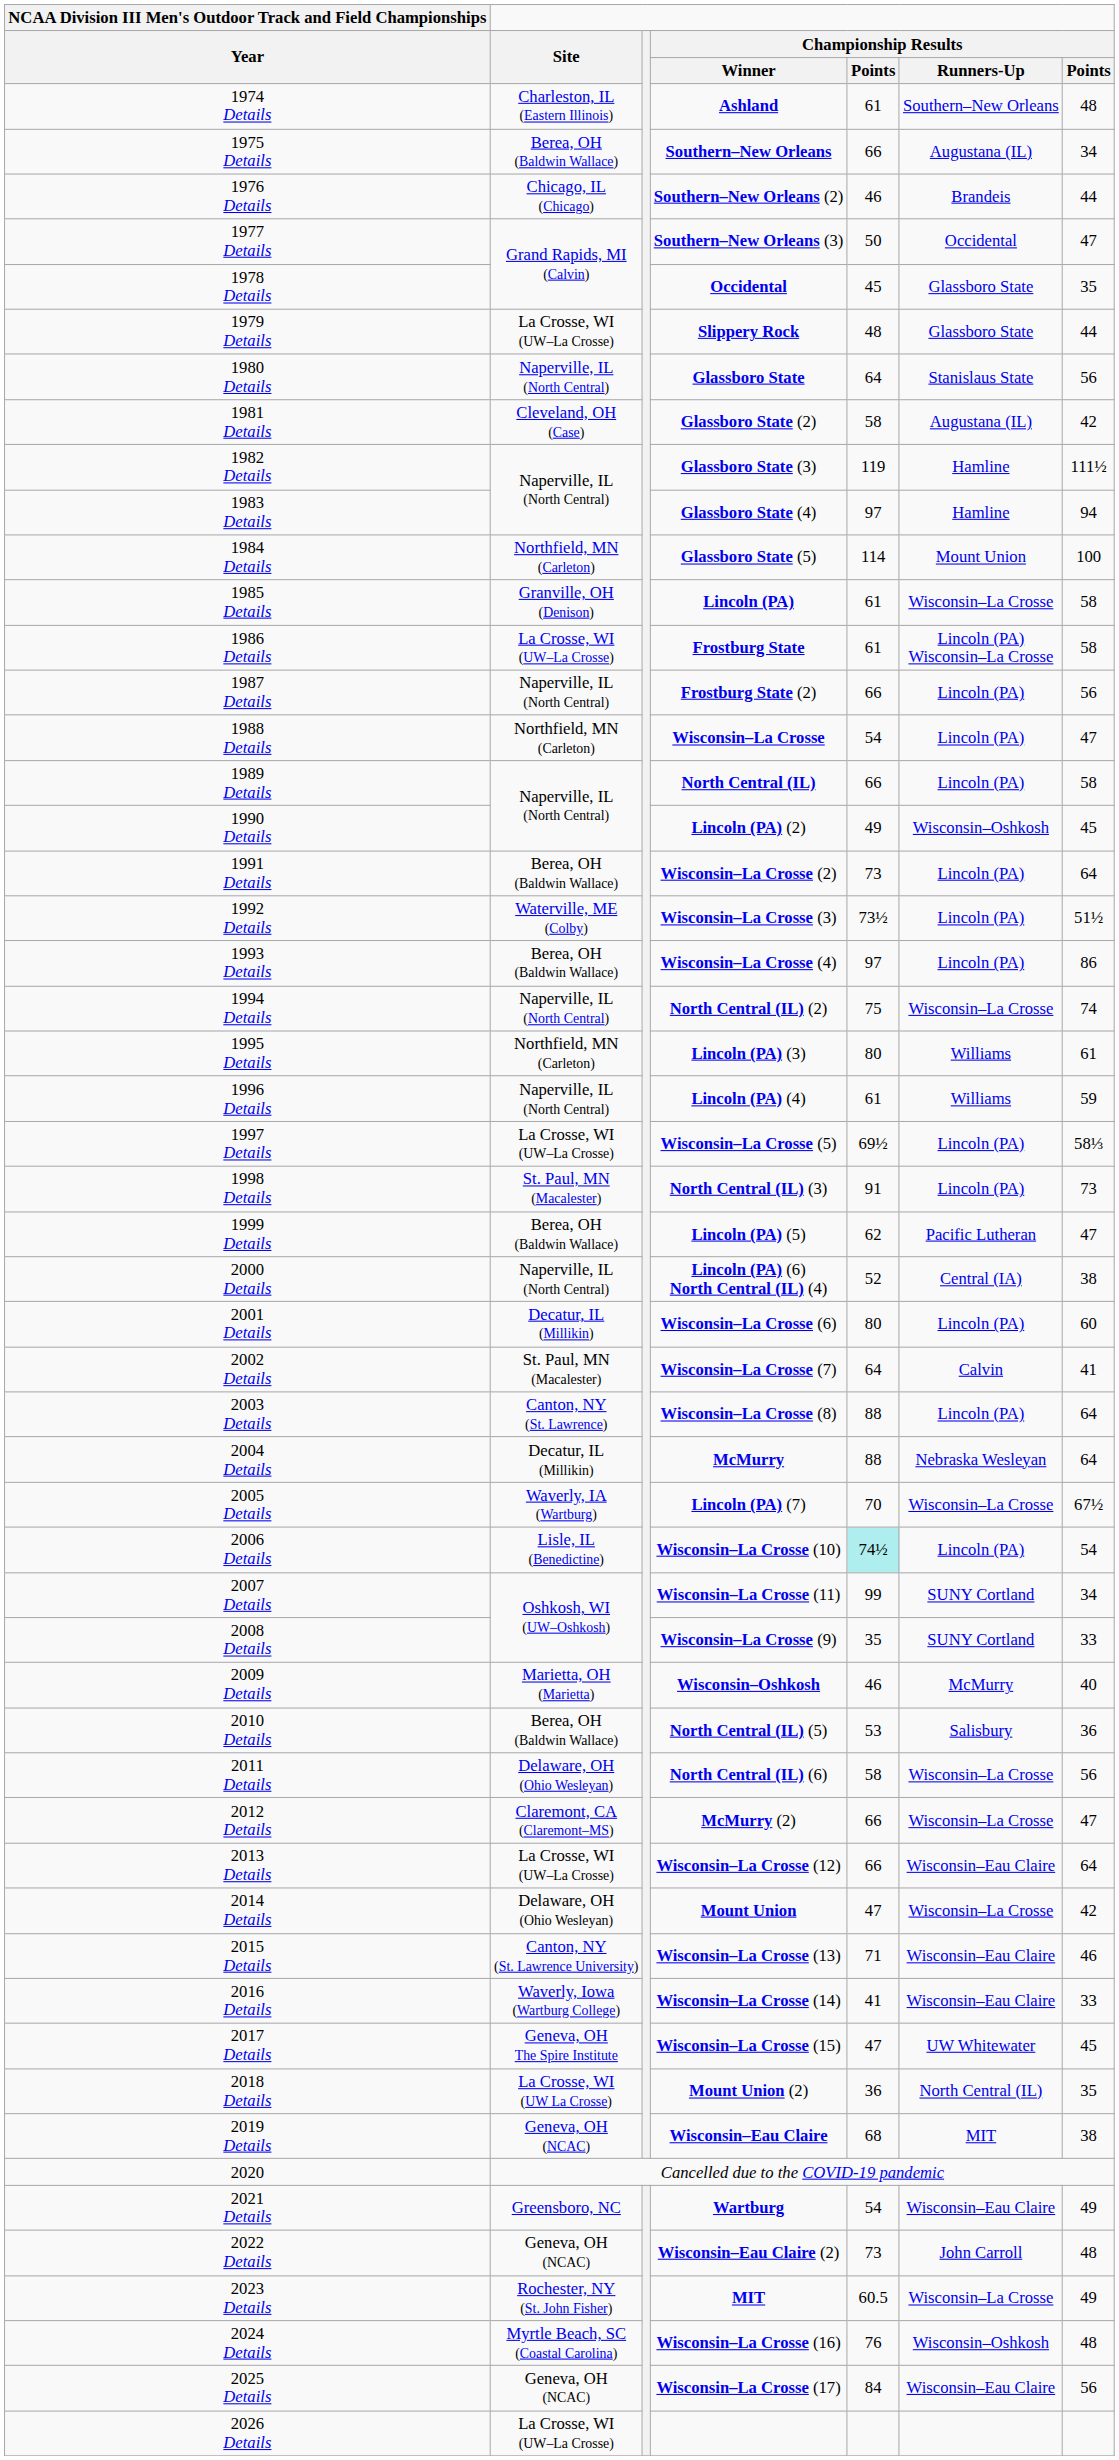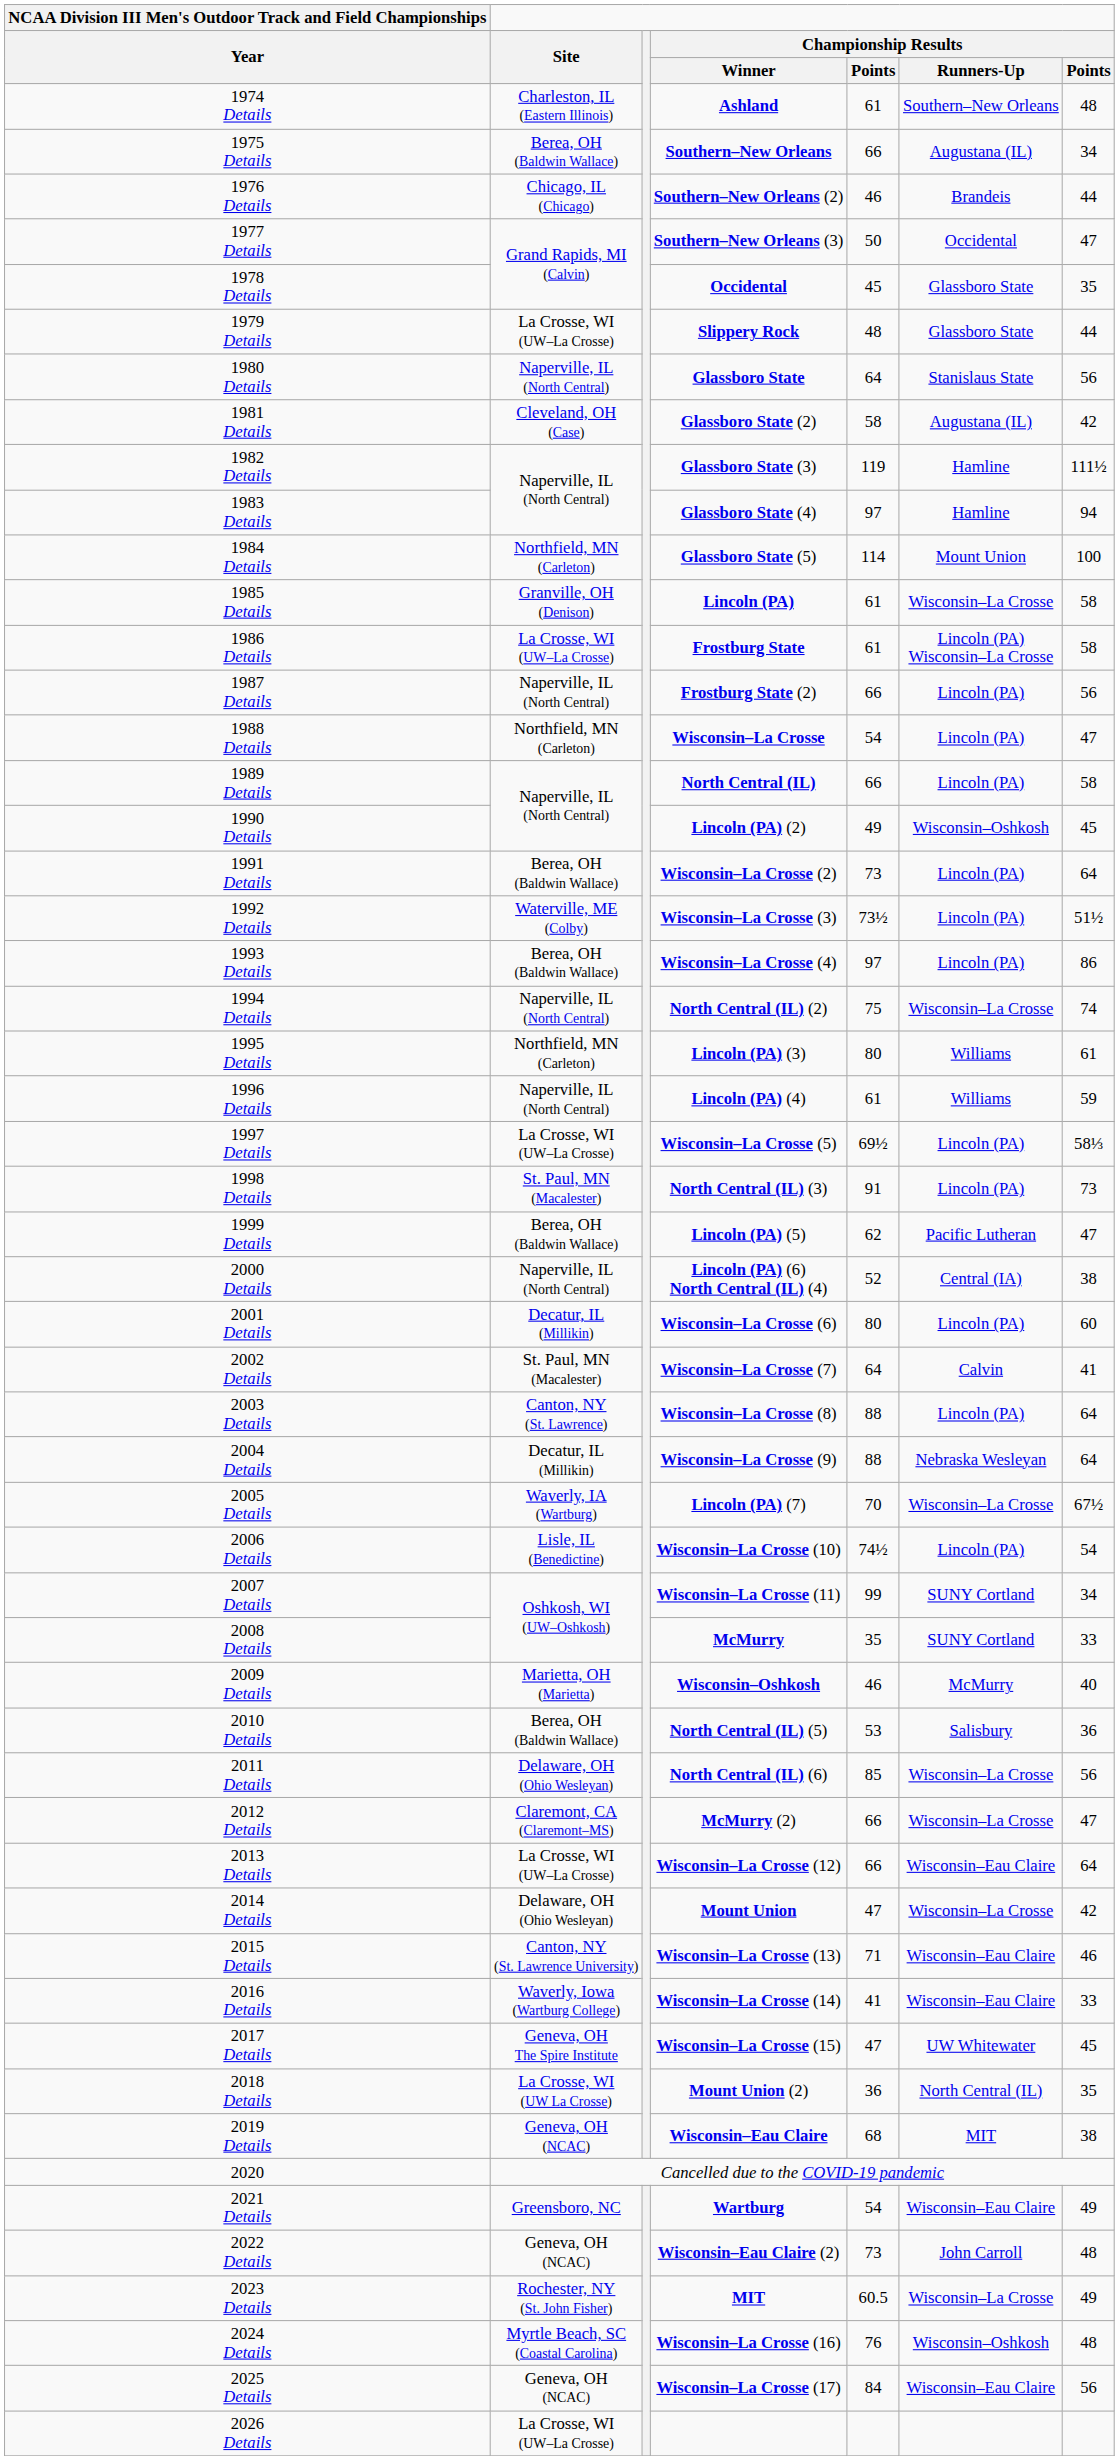(749, 1459) McMurry -> (749, 1459) Wisconsin–La Crosse (9)
(873, 1549) paleturquoise background -> (873, 1549) no background
(749, 1639) Wisconsin–La Crosse (9) -> (749, 1639) McMurry
(873, 1775) 58 -> (873, 1775) 85
